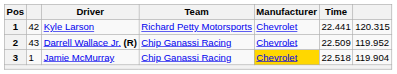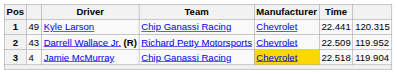(34, 27) 42 -> (34, 27) 49
(197, 27) Richard Petty Motorsports -> (186, 27) Chip Ganassi Racing
(186, 42) Chip Ganassi Racing -> (197, 42) Richard Petty Motorsports
(31, 58) 1 -> (31, 58) 4
